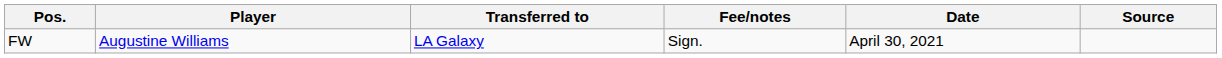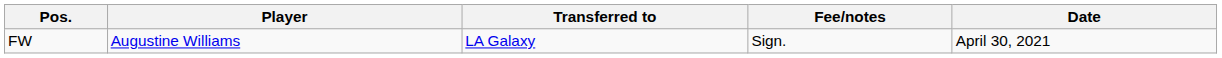- column: (1148, 17)
